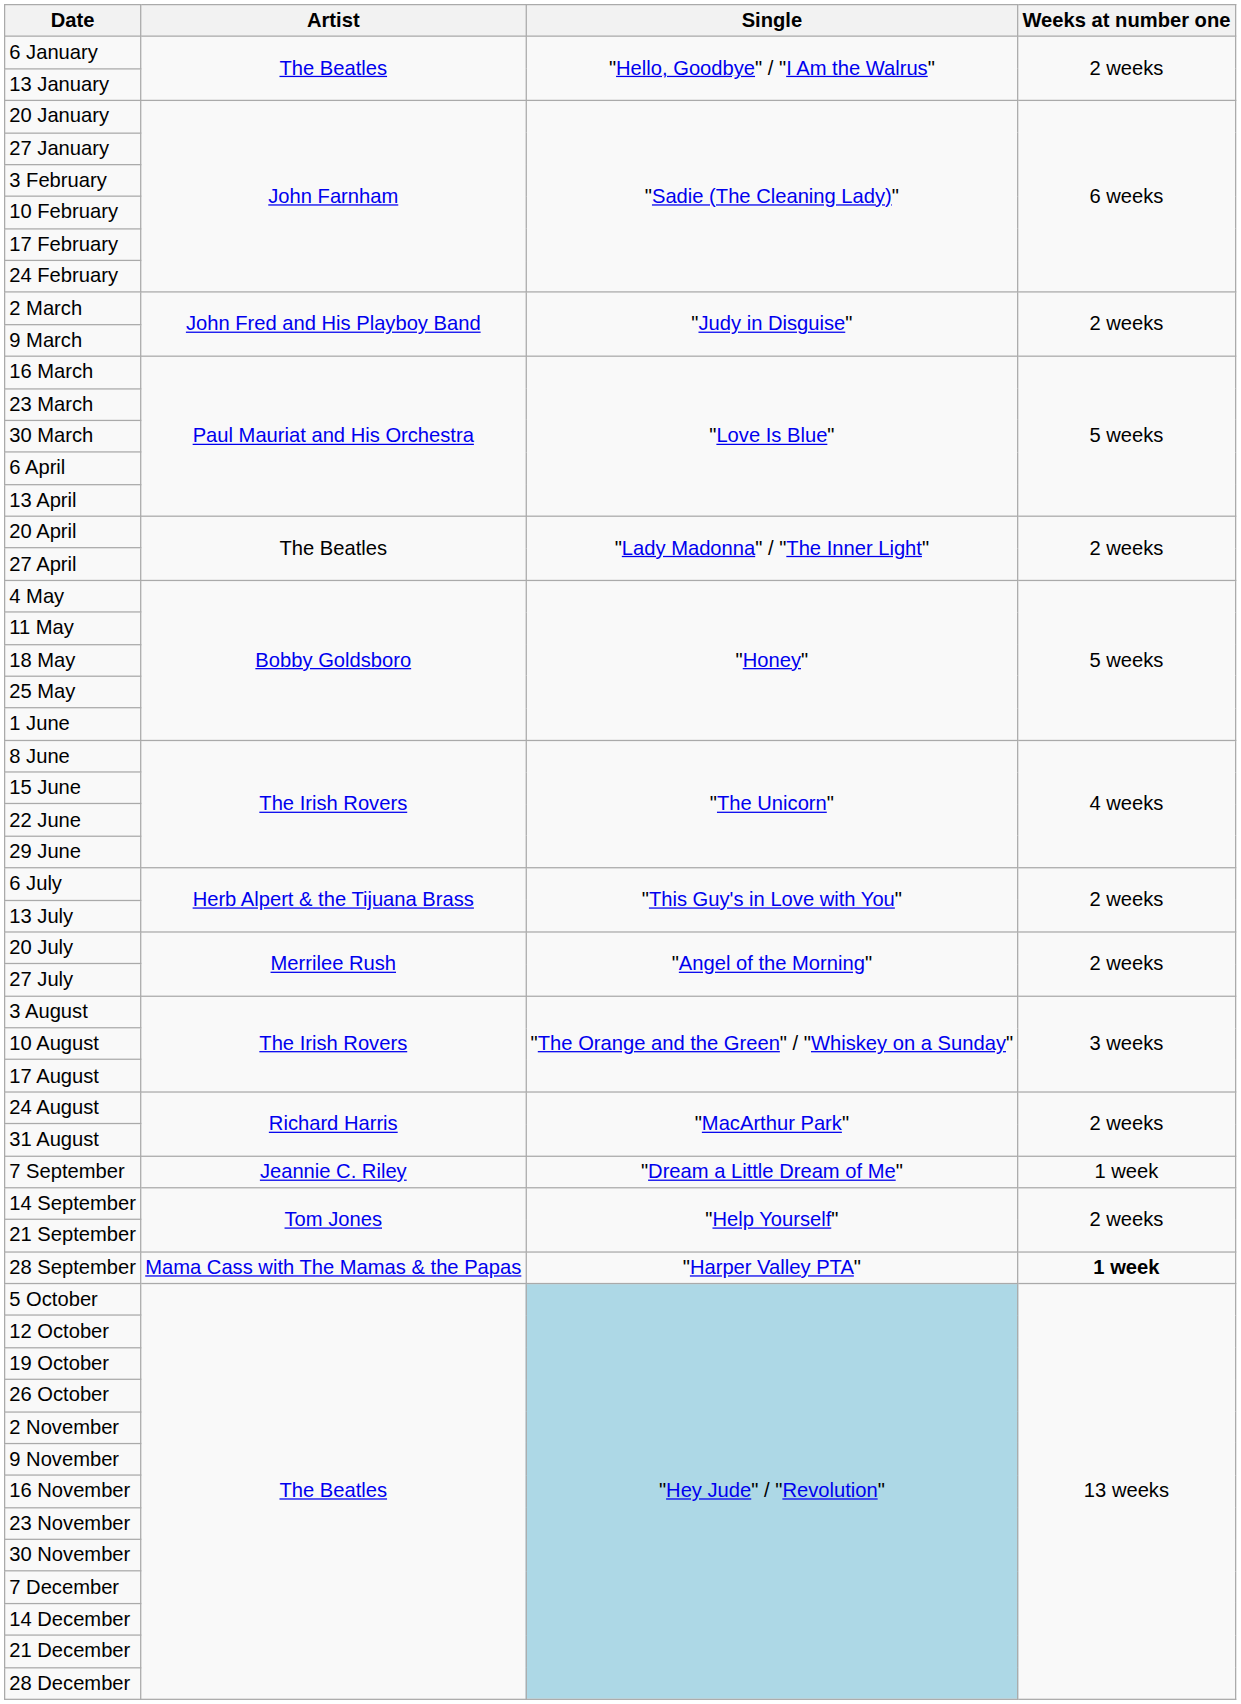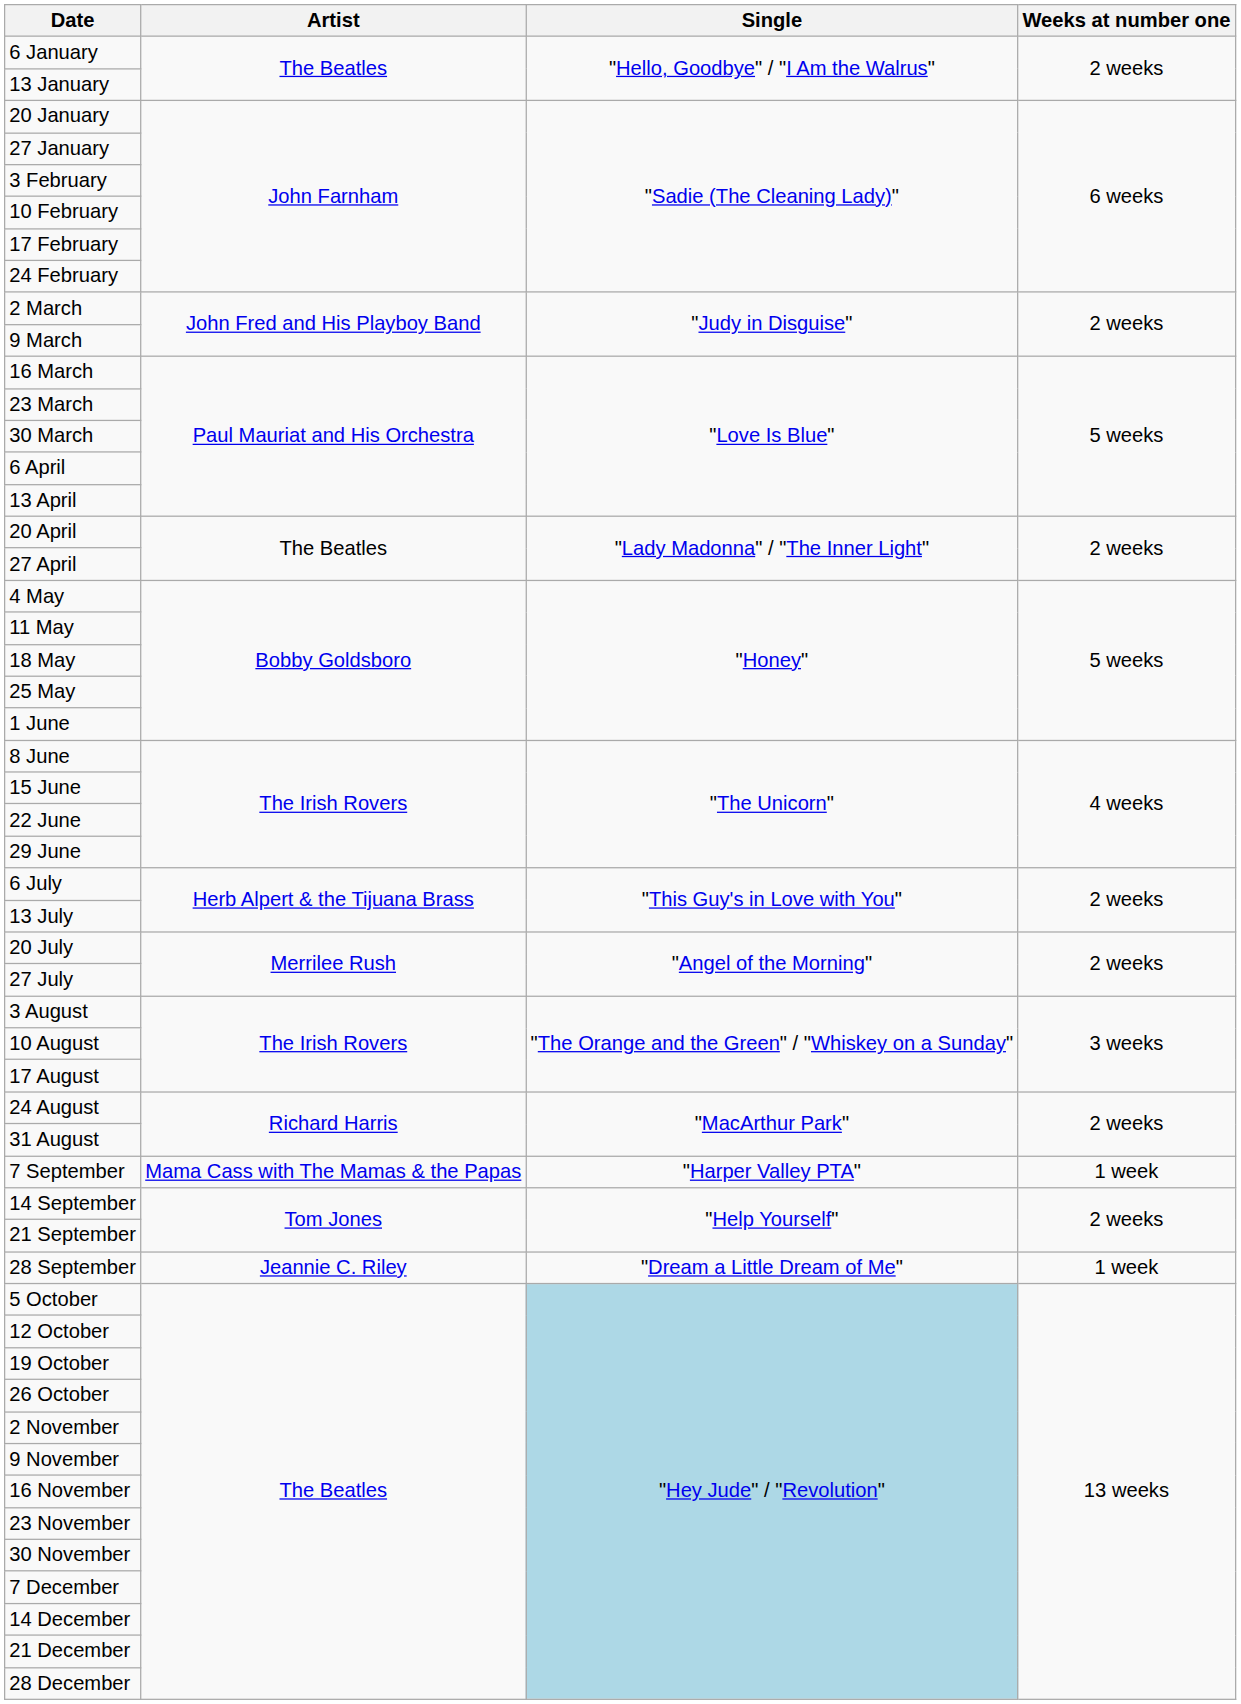(333, 1171) Jeannie C. Riley -> (333, 1171) Mama Cass with The Mamas & the Papas
(772, 1171) "Dream a Little Dream of Me" -> (772, 1171) "Harper Valley PTA"
(333, 1267) Mama Cass with The Mamas & the Papas -> (333, 1267) Jeannie C. Riley
(772, 1267) "Harper Valley PTA" -> (772, 1267) "Dream a Little Dream of Me"
(1126, 1267) bold -> (1126, 1267) normal
